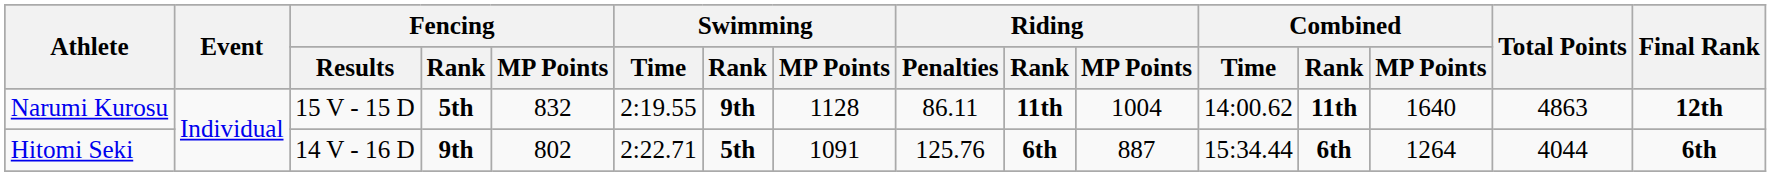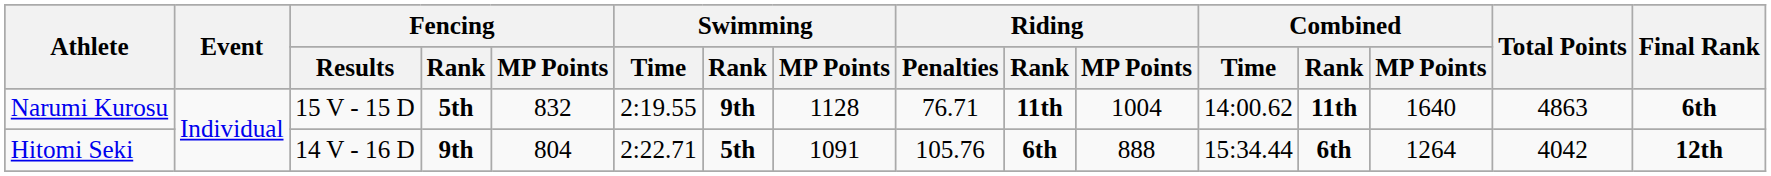(950, 108) 86.11 -> (950, 108) 76.71
(1699, 108) 12th -> (1699, 108) 6th
(553, 150) 802 -> (553, 150) 804
(950, 150) 125.76 -> (950, 150) 105.76
(1137, 150) 887 -> (1137, 150) 888
(1563, 150) 4044 -> (1563, 150) 4042
(1699, 150) 6th -> (1699, 150) 12th
